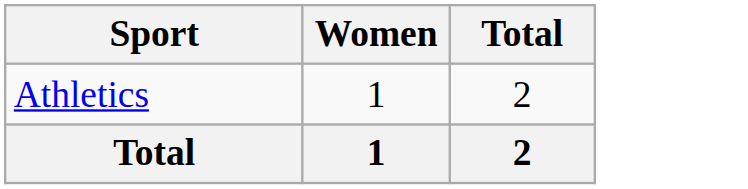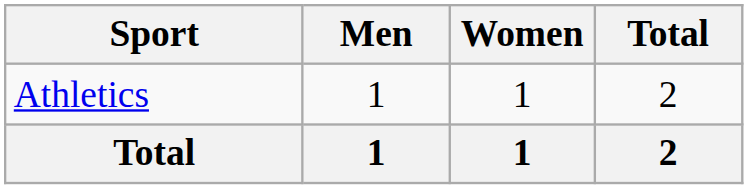+ column: (376, 34)
